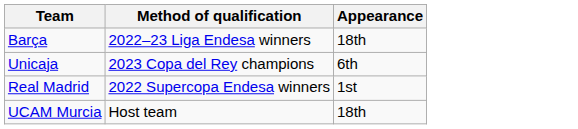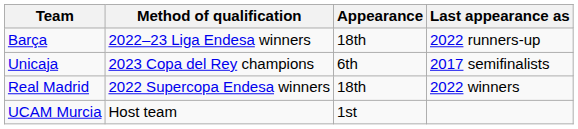+ column: (500, 16)
(347, 87) 1st -> (352, 87) 18th
(352, 111) 18th -> (347, 111) 1st
